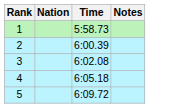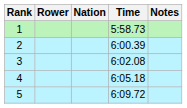+ column: (53, 12)
